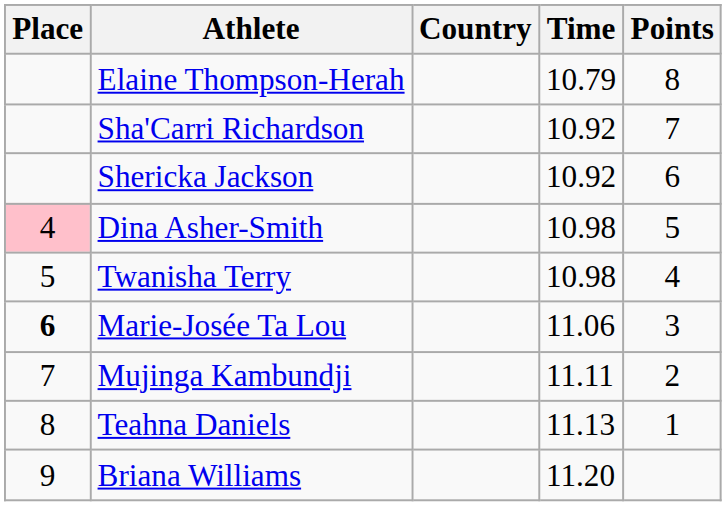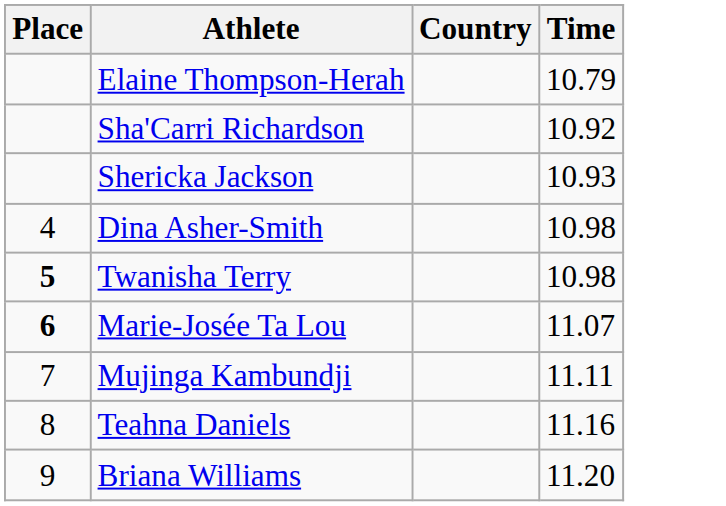- column: (672, 29)
(581, 177) 10.92 -> (581, 177) 10.93
(48, 227) pink background -> (48, 227) no background
(48, 276) normal -> (48, 276) bold
(581, 326) 11.06 -> (581, 326) 11.07
(581, 425) 11.13 -> (581, 425) 11.16
